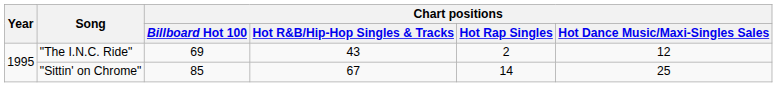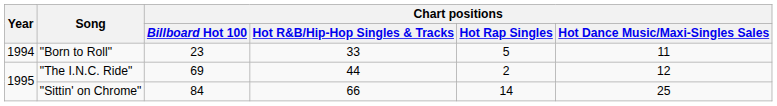+ row: (76, 52)
(353, 52) 43 -> (353, 71) 44
(197, 71) 85 -> (197, 91) 84
(353, 71) 67 -> (353, 91) 66
